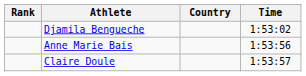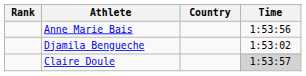rows swapped: (94, 29) <-> (88, 45)
(270, 62) no background -> (270, 62) lightgrey background
